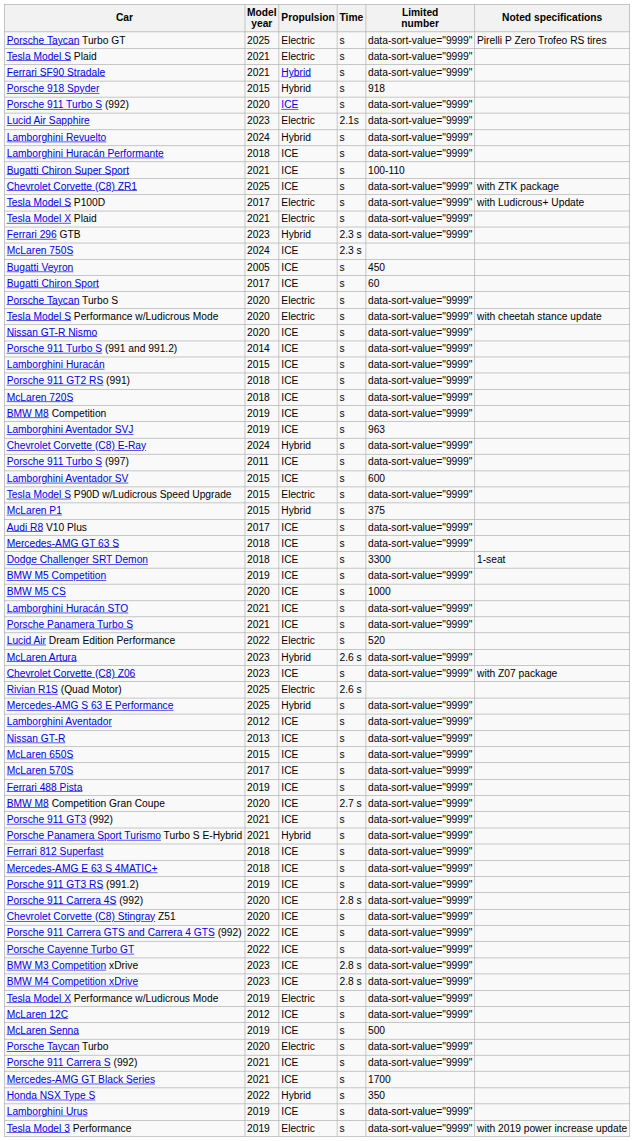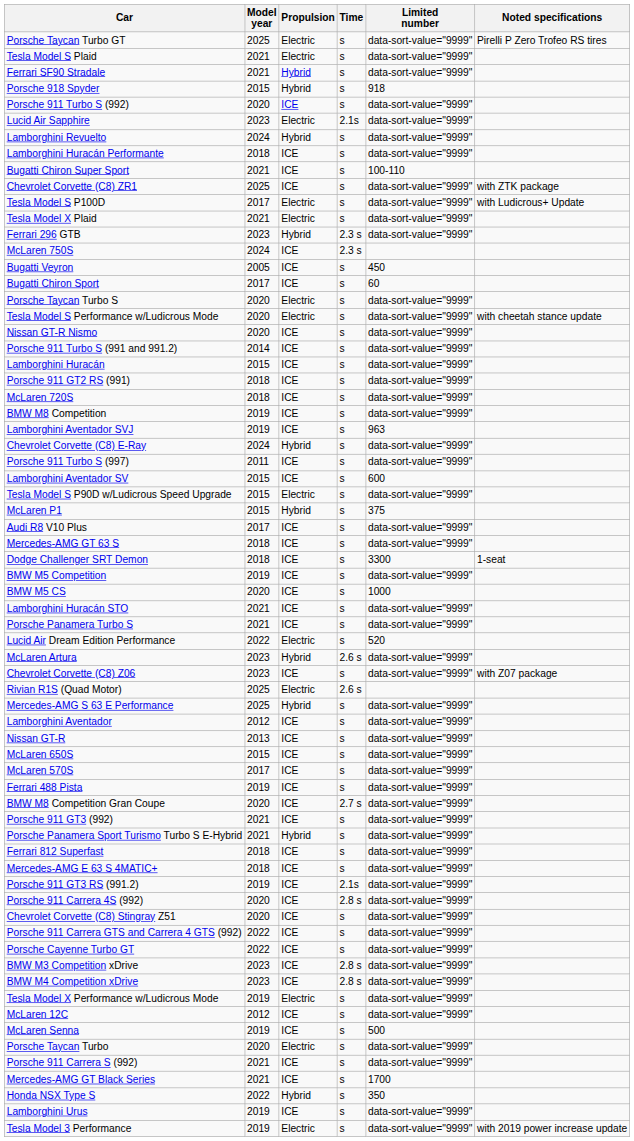(342, 884) s -> (349, 884) 2.1s
